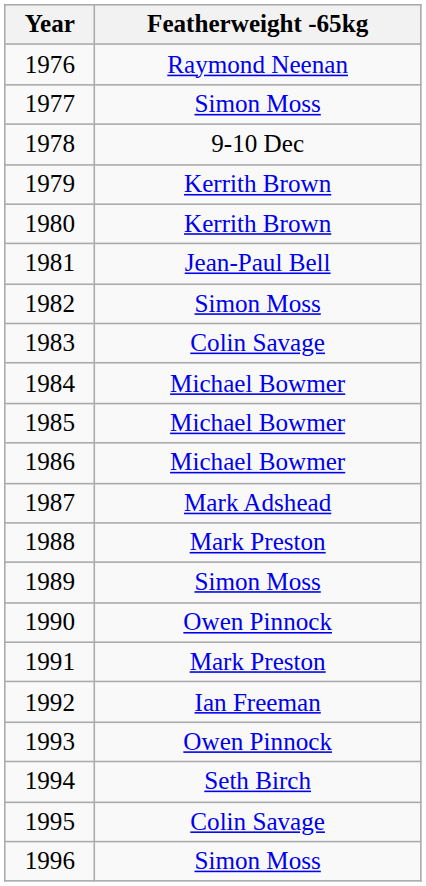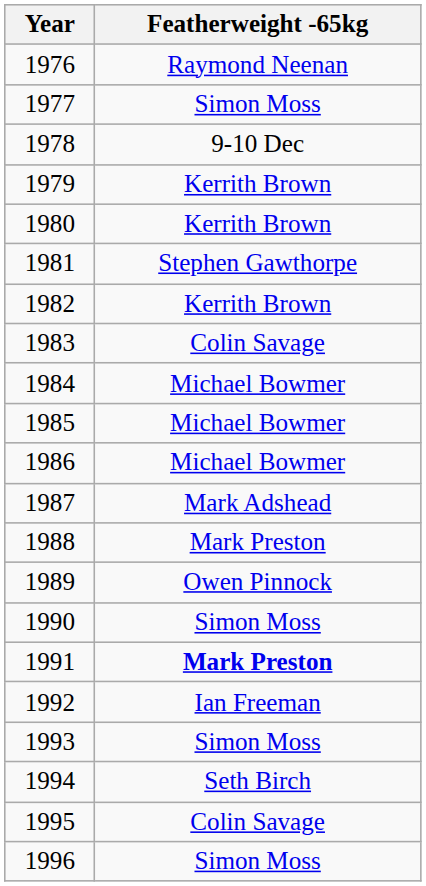(258, 263) Jean-Paul Bell -> (258, 263) Stephen Gawthorpe
(258, 303) Simon Moss -> (258, 303) Kerrith Brown
(258, 582) Simon Moss -> (258, 582) Owen Pinnock
(258, 622) Owen Pinnock -> (258, 622) Simon Moss
(258, 661) normal -> (258, 661) bold
(258, 741) Owen Pinnock -> (258, 741) Simon Moss
